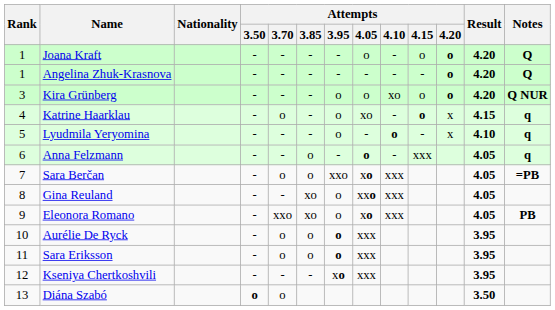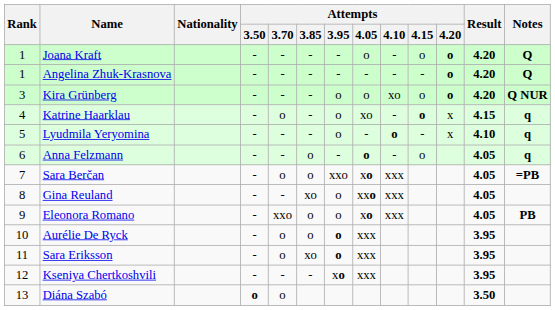(422, 154) xxx -> (422, 154) o
(310, 214) xo -> (310, 214) o
(310, 255) o -> (310, 255) xo
